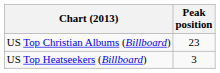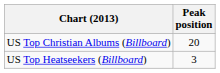(194, 42) 23 -> (194, 42) 20
